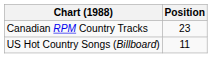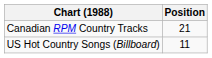(185, 28) 23 -> (185, 28) 21
